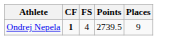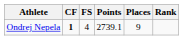+ column: (166, 12)
(109, 27) 2739.5 -> (109, 27) 2739.1
